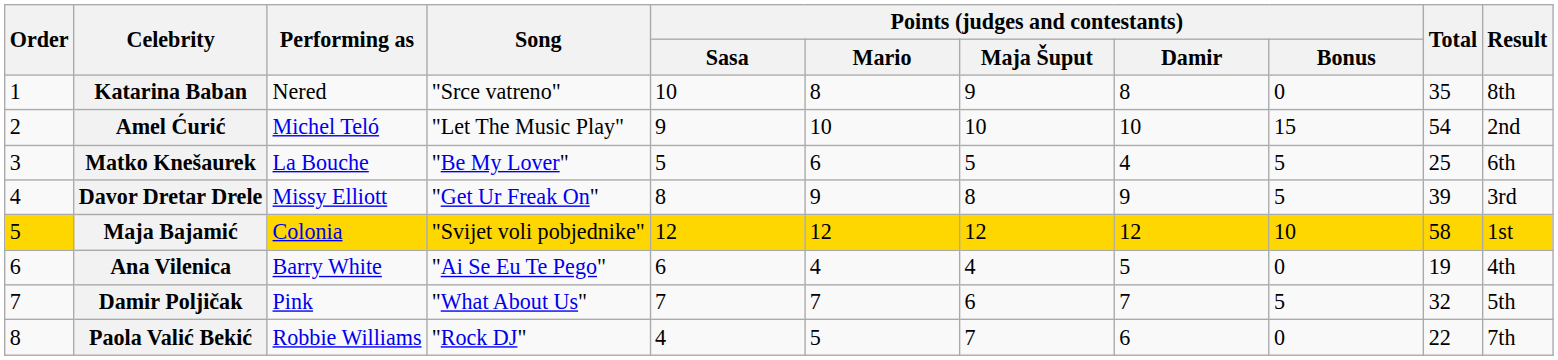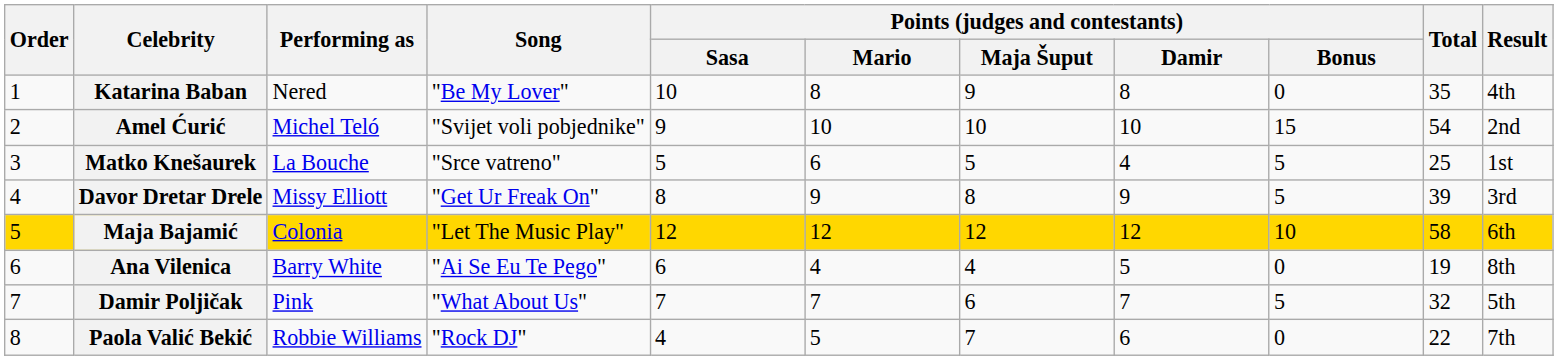(496, 92) "Srce vatreno" -> (500, 92) "Be My Lover"
(1501, 92) 8th -> (1501, 92) 4th
(528, 127) "Let The Music Play" -> (538, 127) "Svijet voli pobjednike"
(500, 162) "Be My Lover" -> (496, 162) "Srce vatreno"
(1501, 162) 6th -> (1500, 162) 1st
(538, 232) "Svijet voli pobjednike" -> (528, 232) "Let The Music Play"
(1500, 232) 1st -> (1501, 232) 6th
(1501, 267) 4th -> (1501, 267) 8th
